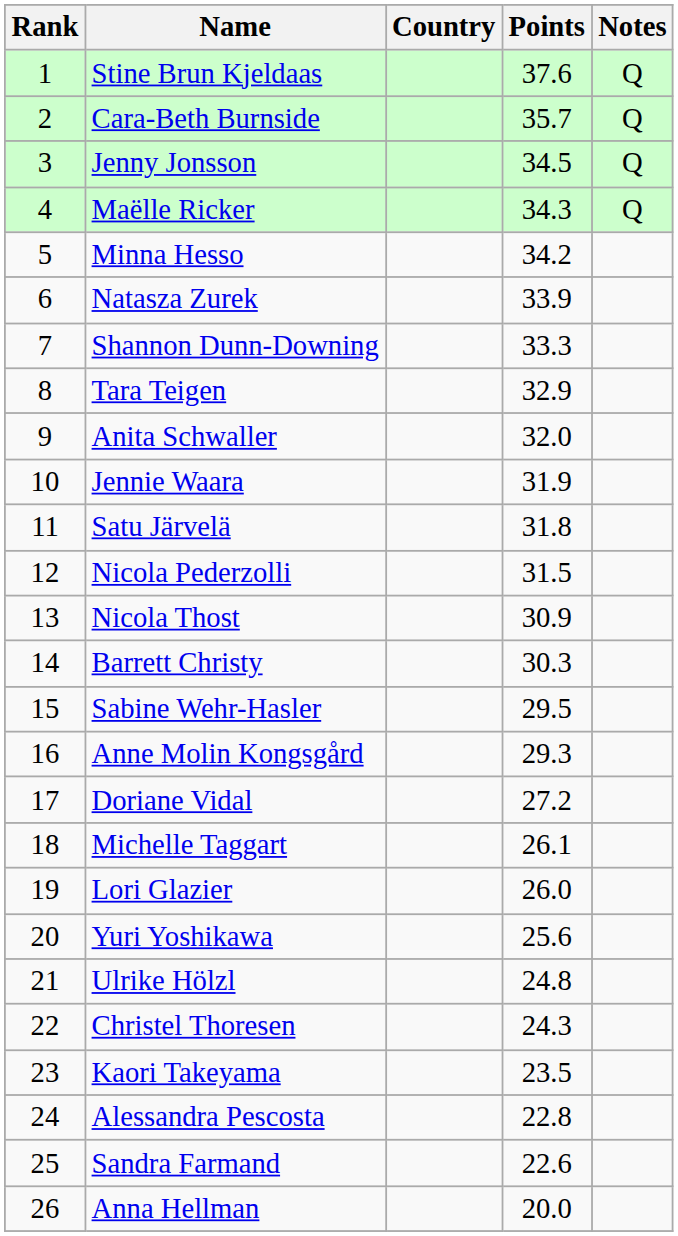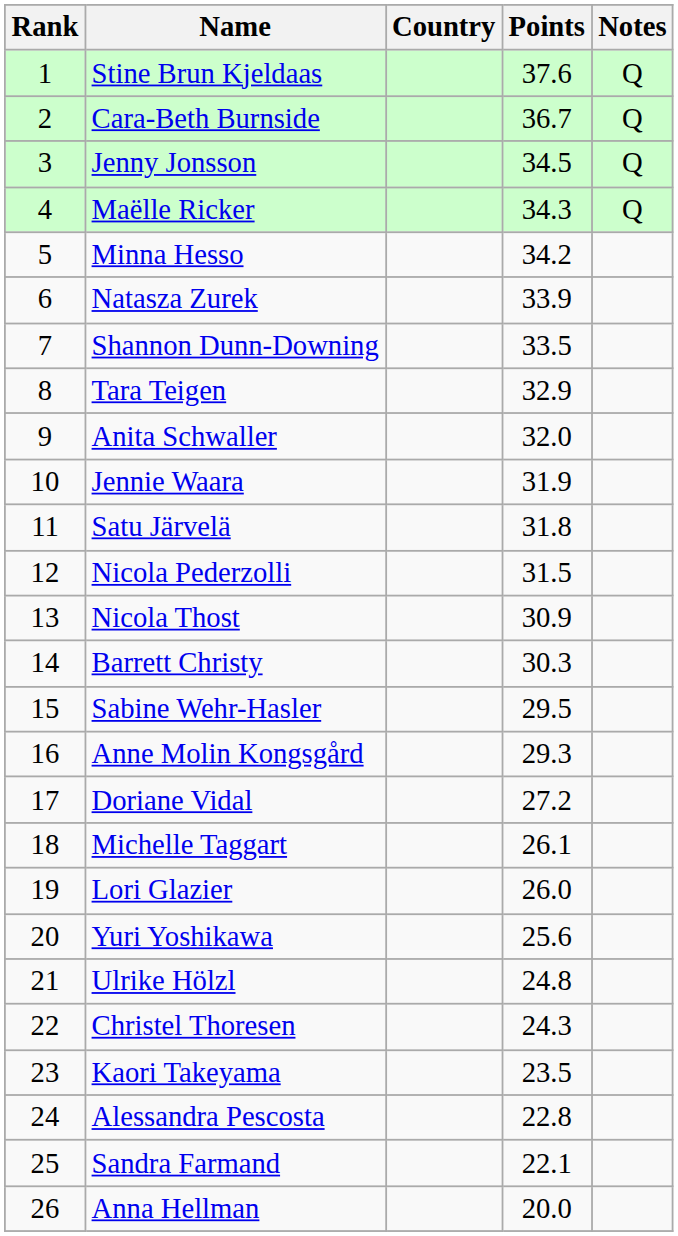(547, 118) 35.7 -> (547, 118) 36.7
(547, 345) 33.3 -> (547, 345) 33.5
(547, 1162) 22.6 -> (547, 1162) 22.1
